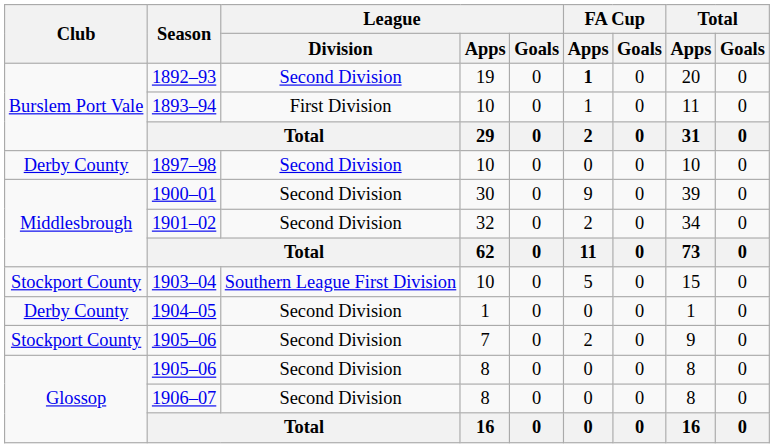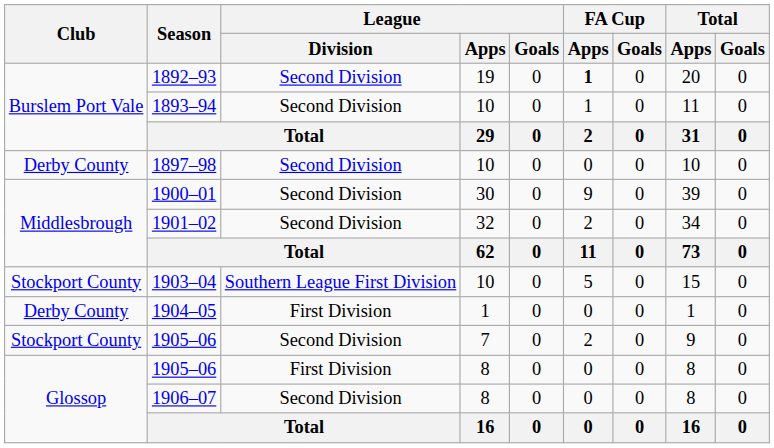(341, 106) First Division -> (341, 106) Second Division
(341, 310) Second Division -> (341, 310) First Division
(341, 369) Second Division -> (341, 369) First Division
